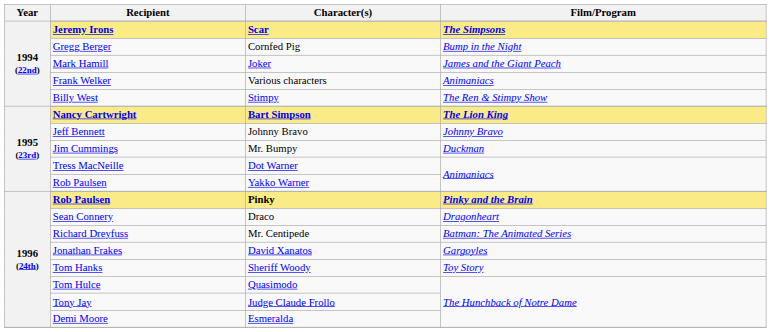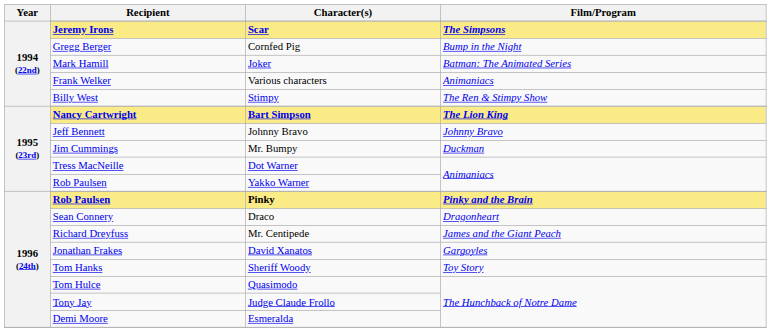(502, 64) James and the Giant Peach -> (507, 64) Batman: The Animated Series
(507, 234) Batman: The Animated Series -> (502, 234) James and the Giant Peach
